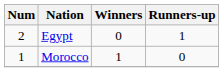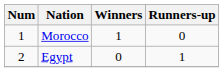rows swapped: (65, 56) <-> (57, 35)
